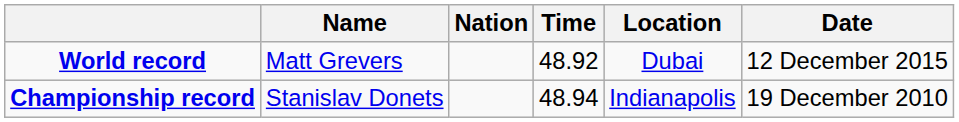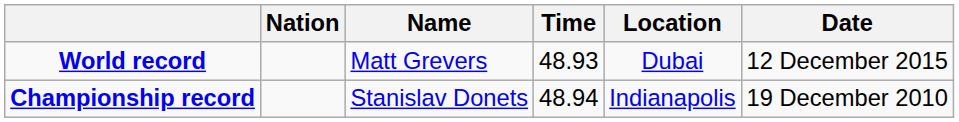columns swapped: (355, 23) <-> (491, 23)
(569, 60) 48.92 -> (569, 60) 48.93
